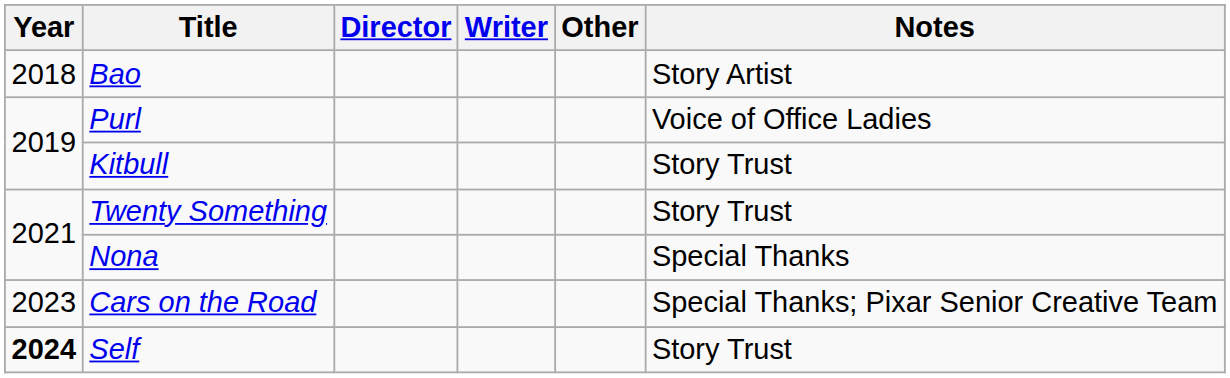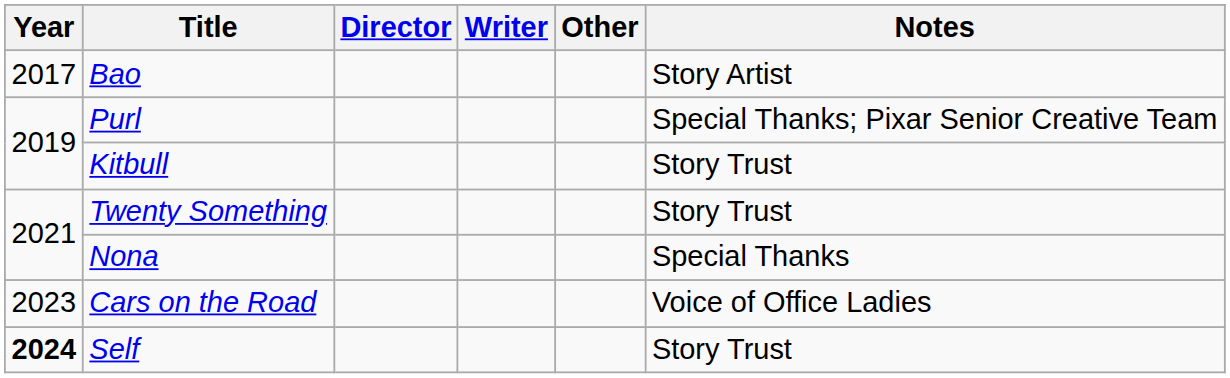(44, 73) 2018 -> (44, 73) 2017
(792, 119) Voice of Office Ladies -> (935, 119) Special Thanks; Pixar Senior Creative Team
(935, 303) Special Thanks; Pixar Senior Creative Team -> (792, 303) Voice of Office Ladies
